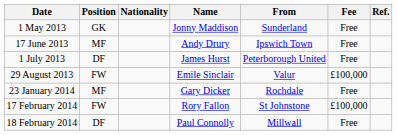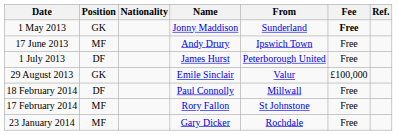(349, 28) normal -> (349, 28) bold
(99, 75) FW -> (99, 75) GK
rows swapped: (42, 91) <-> (42, 122)
(99, 106) FW -> (99, 106) MF
(349, 106) £100,000 -> (349, 106) Free
